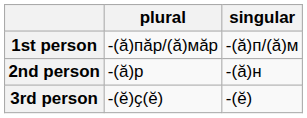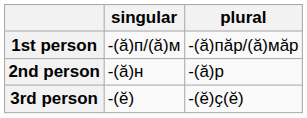columns swapped: (262, 17) <-> (163, 17)
